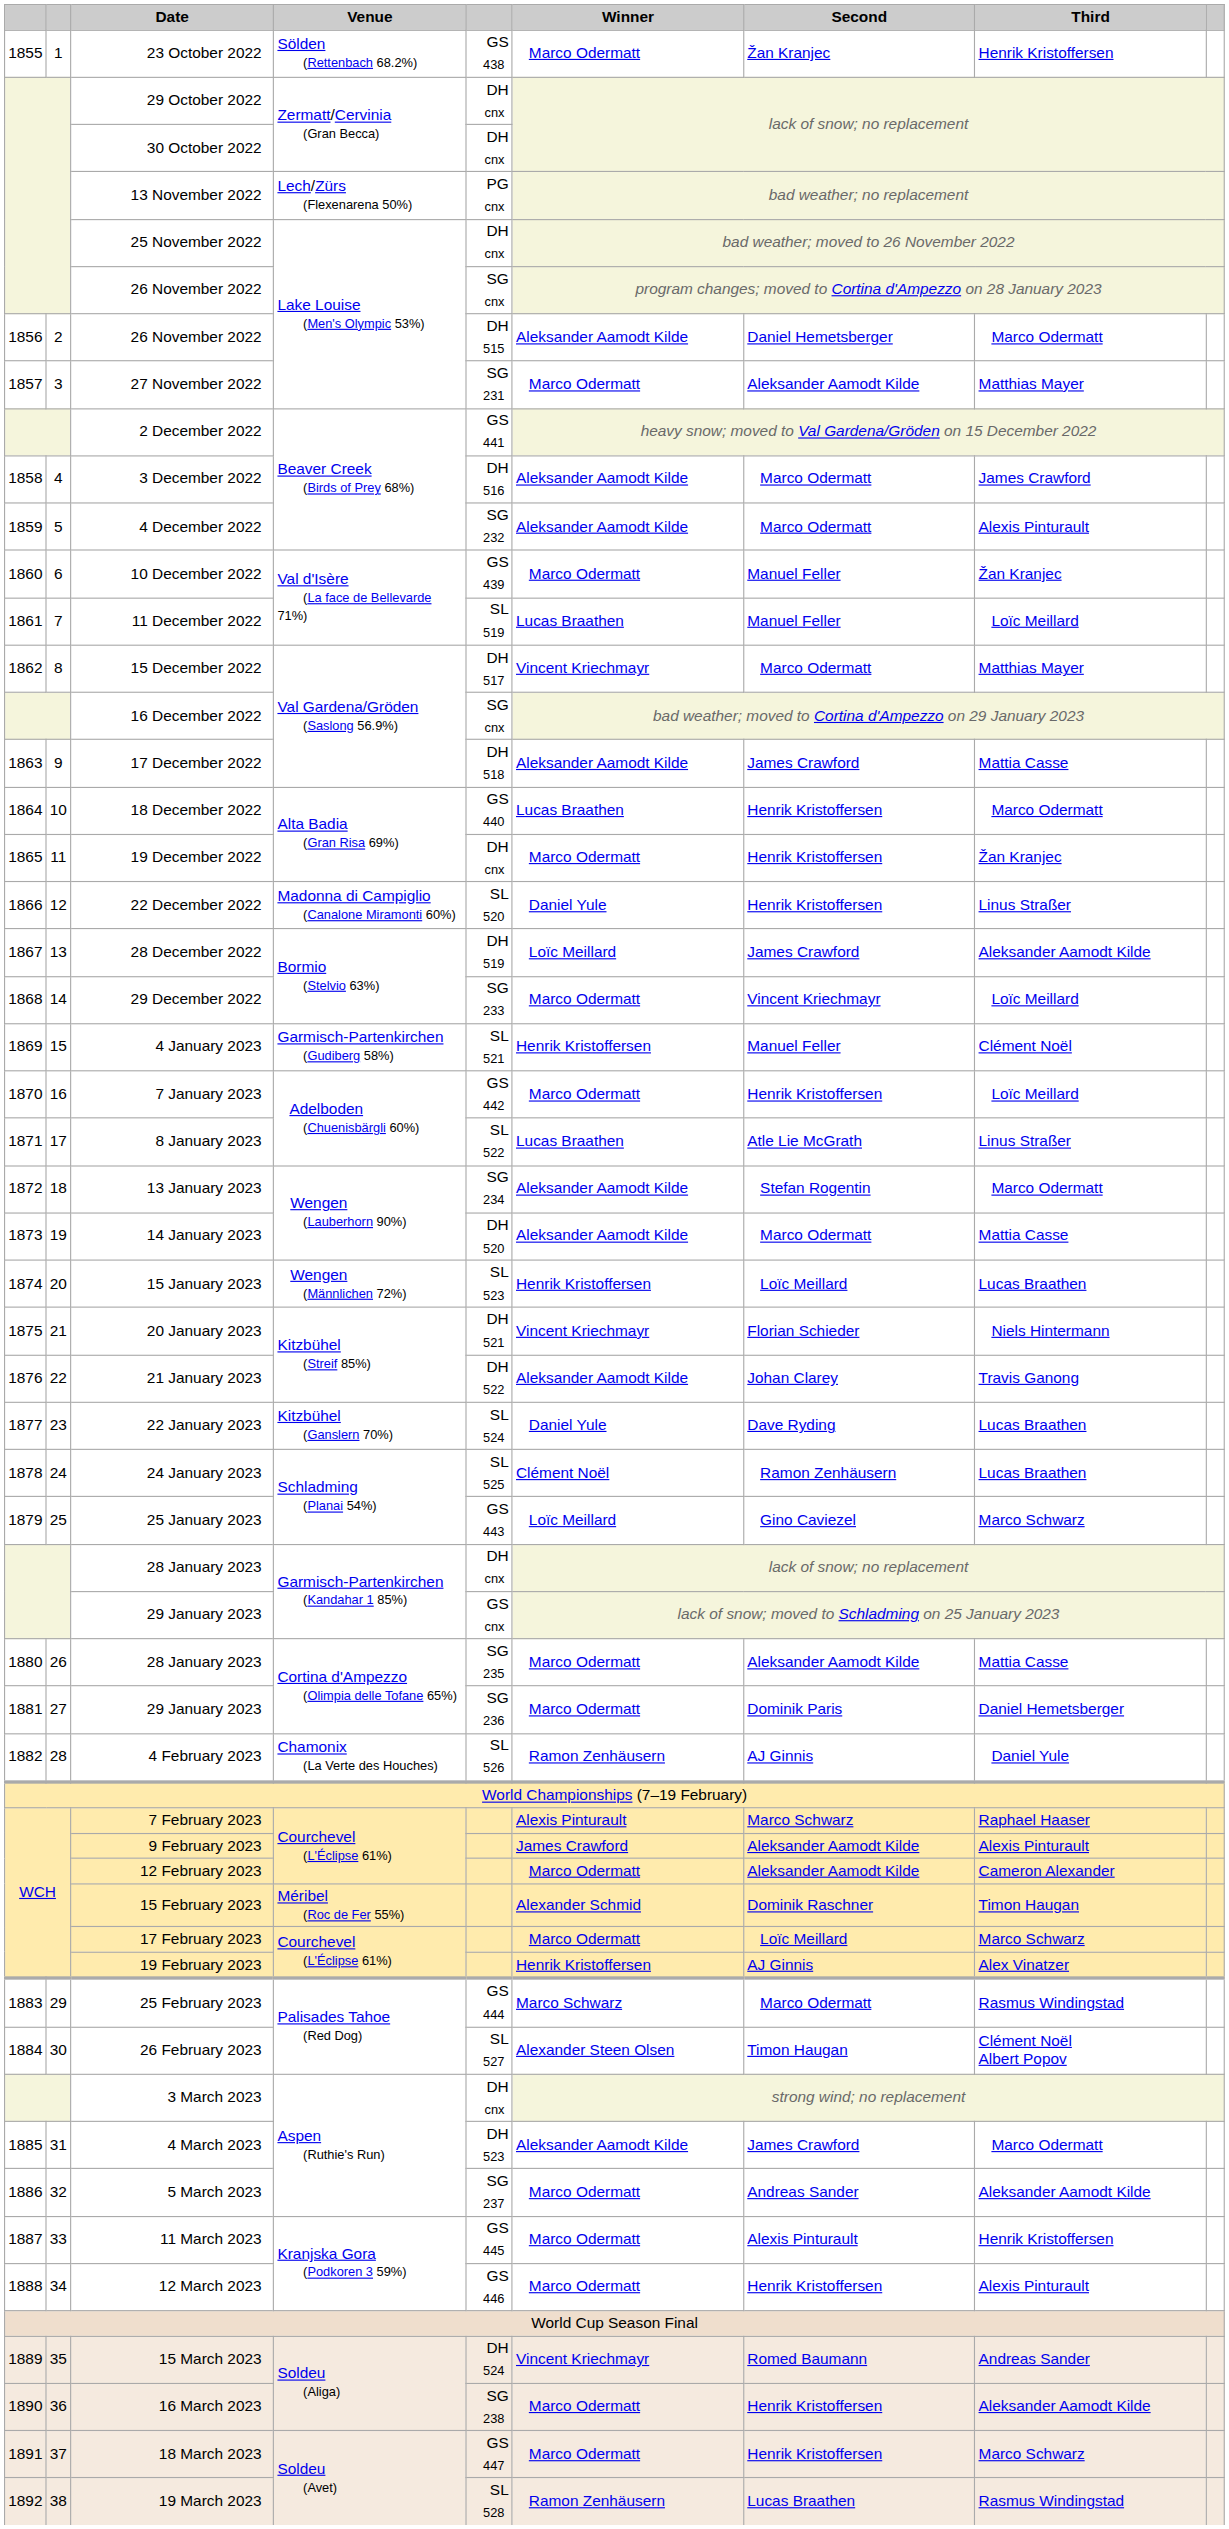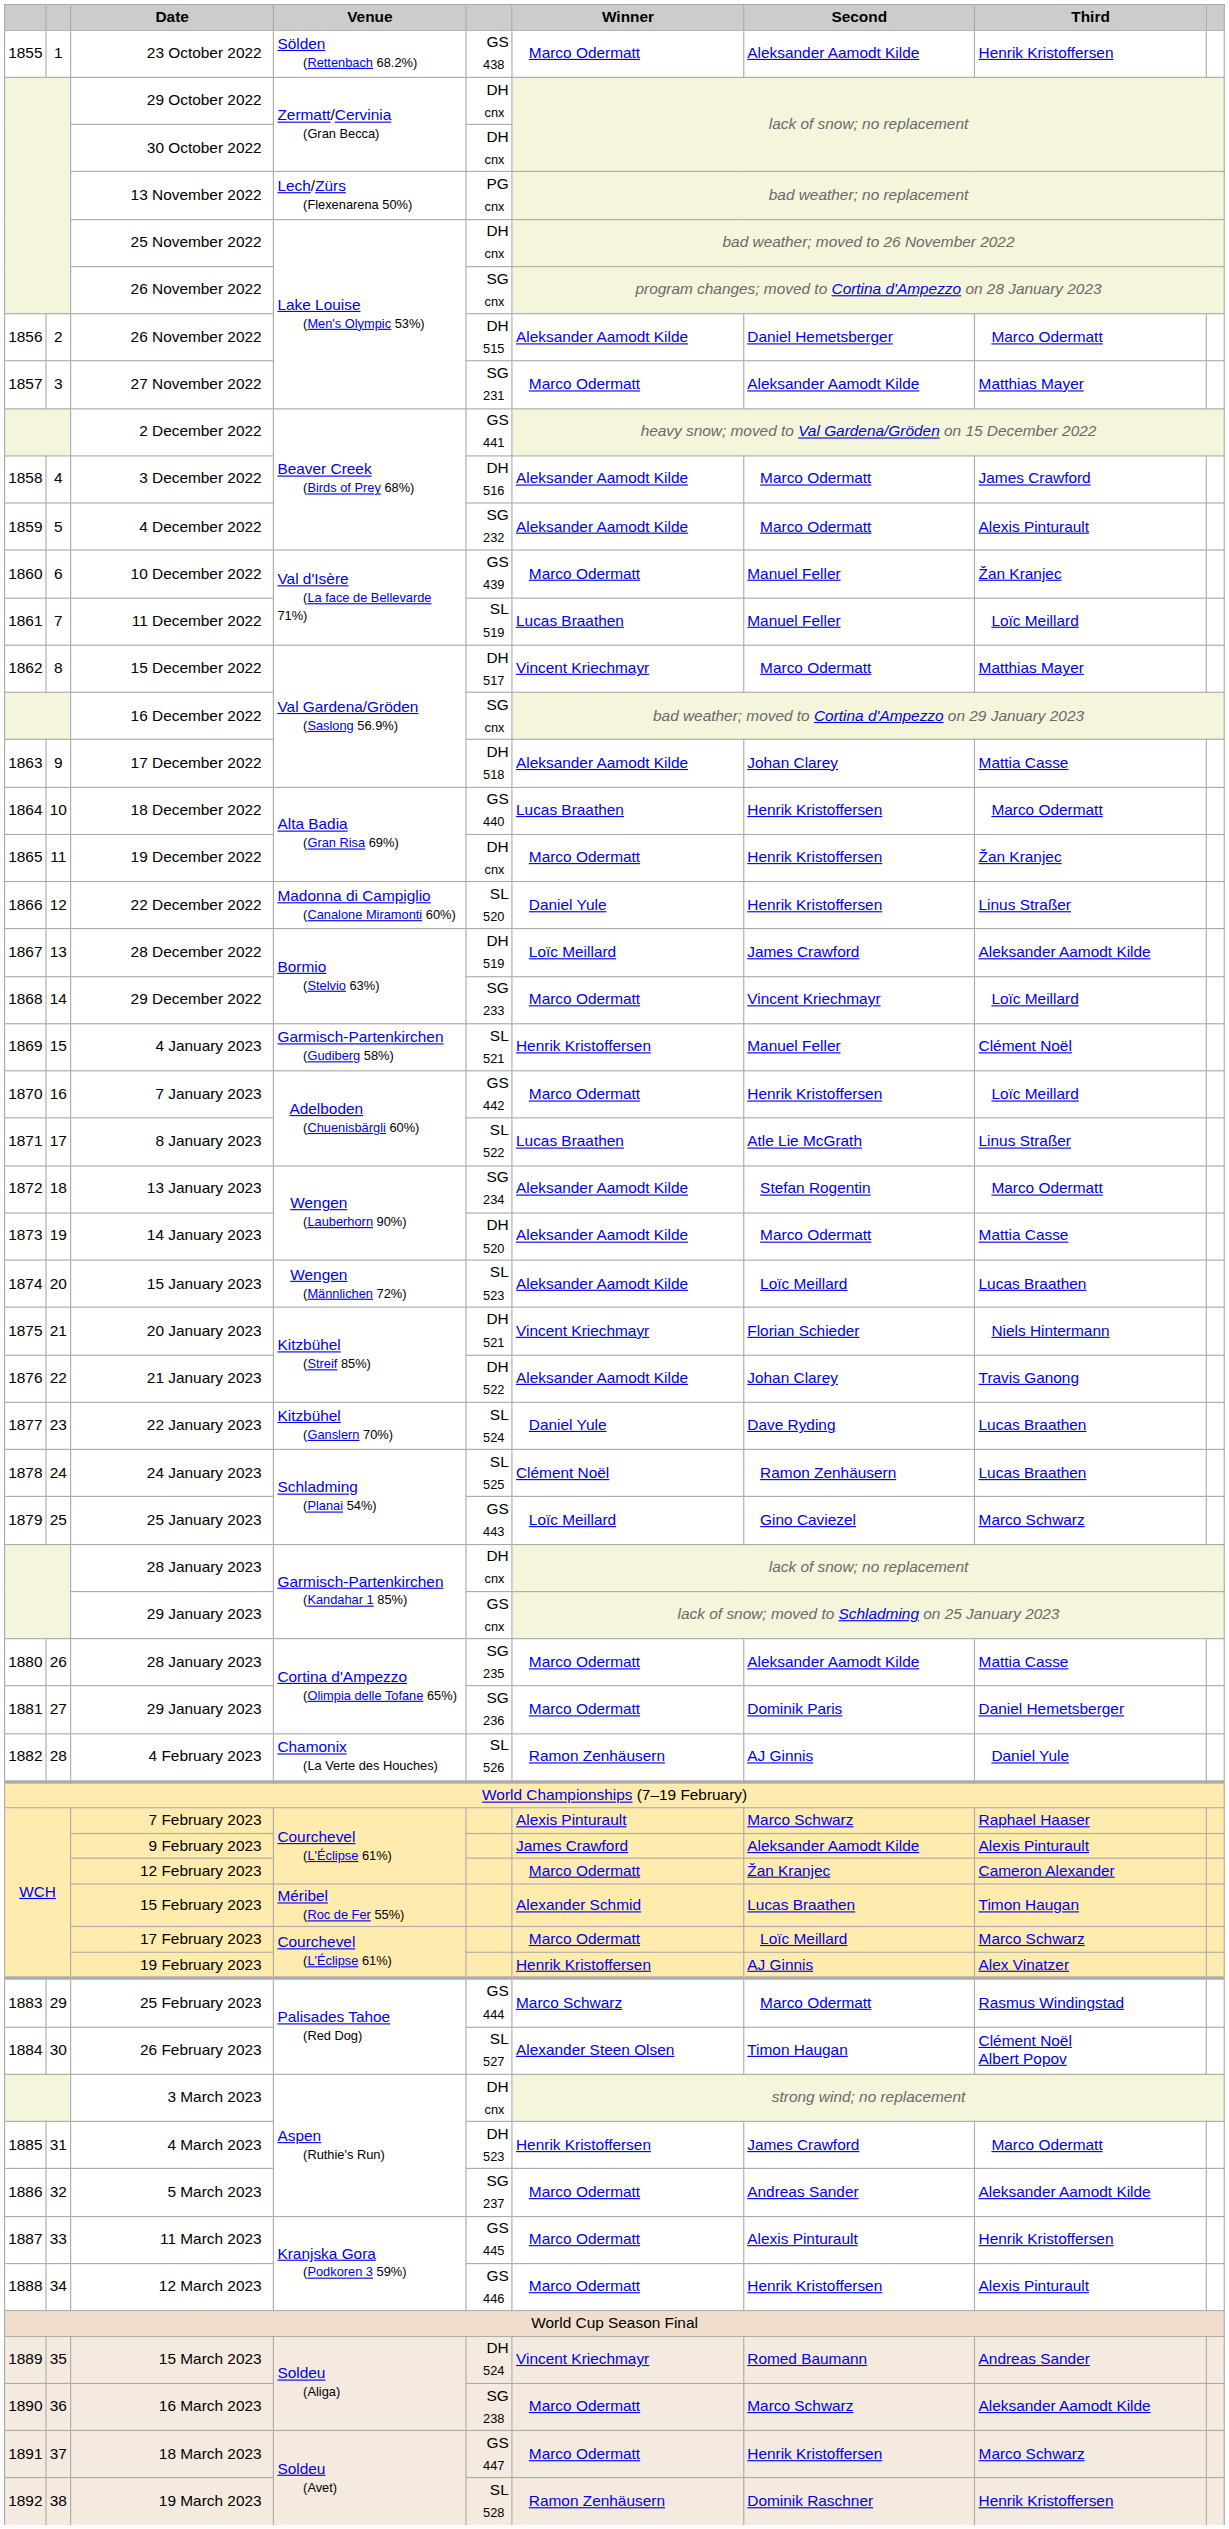(789, 53) Žan Kranjec -> (833, 53) Aleksander Aamodt Kilde
(803, 762) James Crawford -> (793, 762) Johan Clarey
(583, 1283) Henrik Kristoffersen -> (602, 1283) Aleksander Aamodt Kilde
(833, 1870) Aleksander Aamodt Kilde -> (789, 1870) Žan Kranjec
(810, 1904) Dominik Raschner -> (801, 1904) Lucas Braathen
(602, 2144) Aleksander Aamodt Kilde -> (583, 2144) Henrik Kristoffersen
(815, 2406) Henrik Kristoffersen -> (800, 2406) Marco Schwarz
(801, 2501) Lucas Braathen -> (810, 2501) Dominik Raschner
(1051, 2501) Rasmus Windingstad -> (1046, 2501) Henrik Kristoffersen
